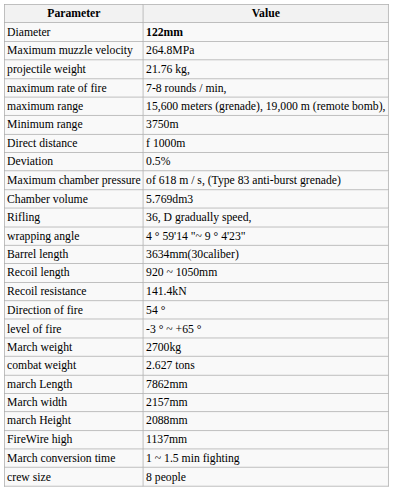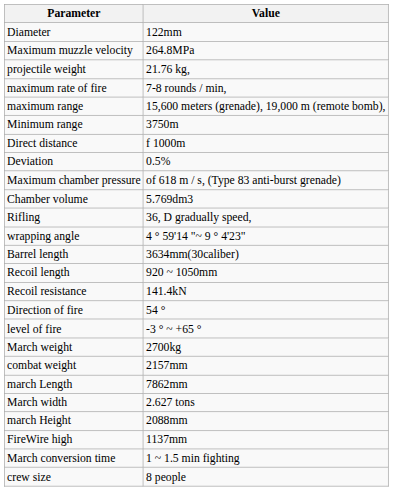(165, 32) bold -> (164, 32) normal
(170, 365) 2.627 tons -> (167, 365) 2157mm
(167, 402) 2157mm -> (170, 402) 2.627 tons
